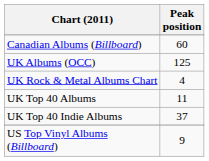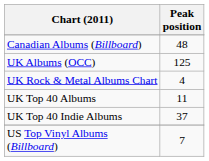(182, 44) 60 -> (182, 44) 48
(182, 140) 9 -> (182, 140) 7
